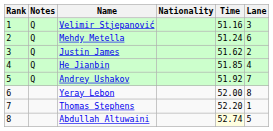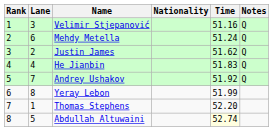columns swapped: (257, 11) <-> (43, 11)
(230, 65) 51.85 -> (225, 65) 51.83
(230, 92) 52.00 -> (225, 92) 51.99
